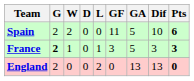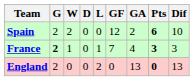columns swapped: (159, 13) <-> (179, 13)
(114, 31) 11 -> (114, 31) 12
(132, 31) 5 -> (132, 31) 2
(111, 48) 3 -> (111, 48) 7
(132, 48) 5 -> (132, 48) 4
